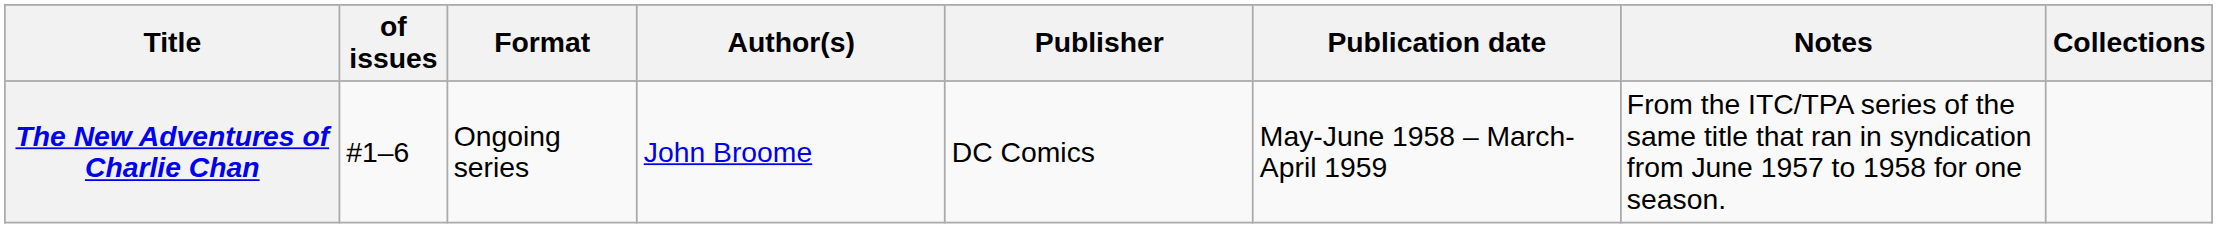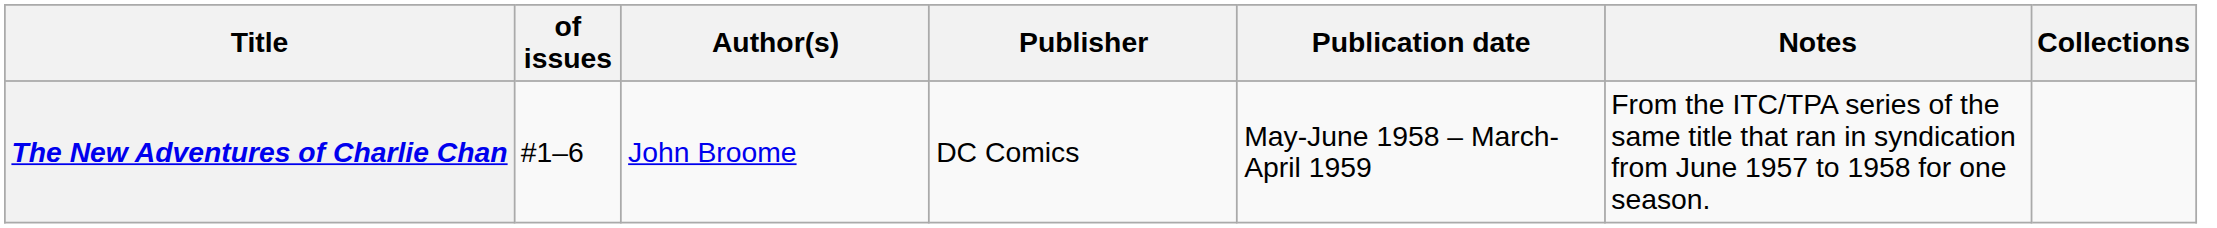- column: (542, 42)
